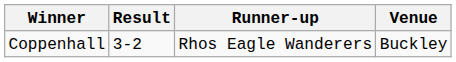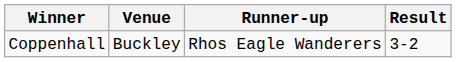columns swapped: (142, 18) <-> (414, 18)
